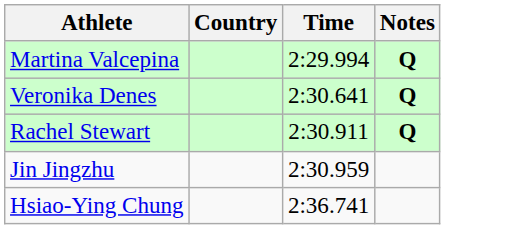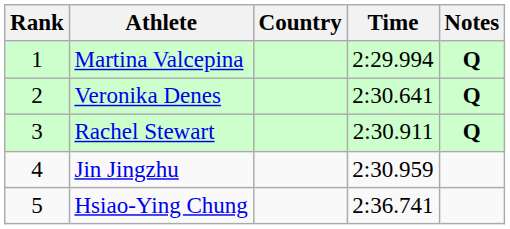+ column: (37, 22)
